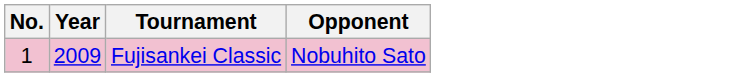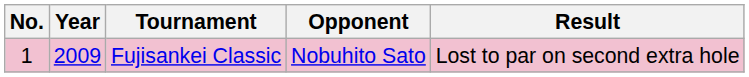+ column: (588, 22)
